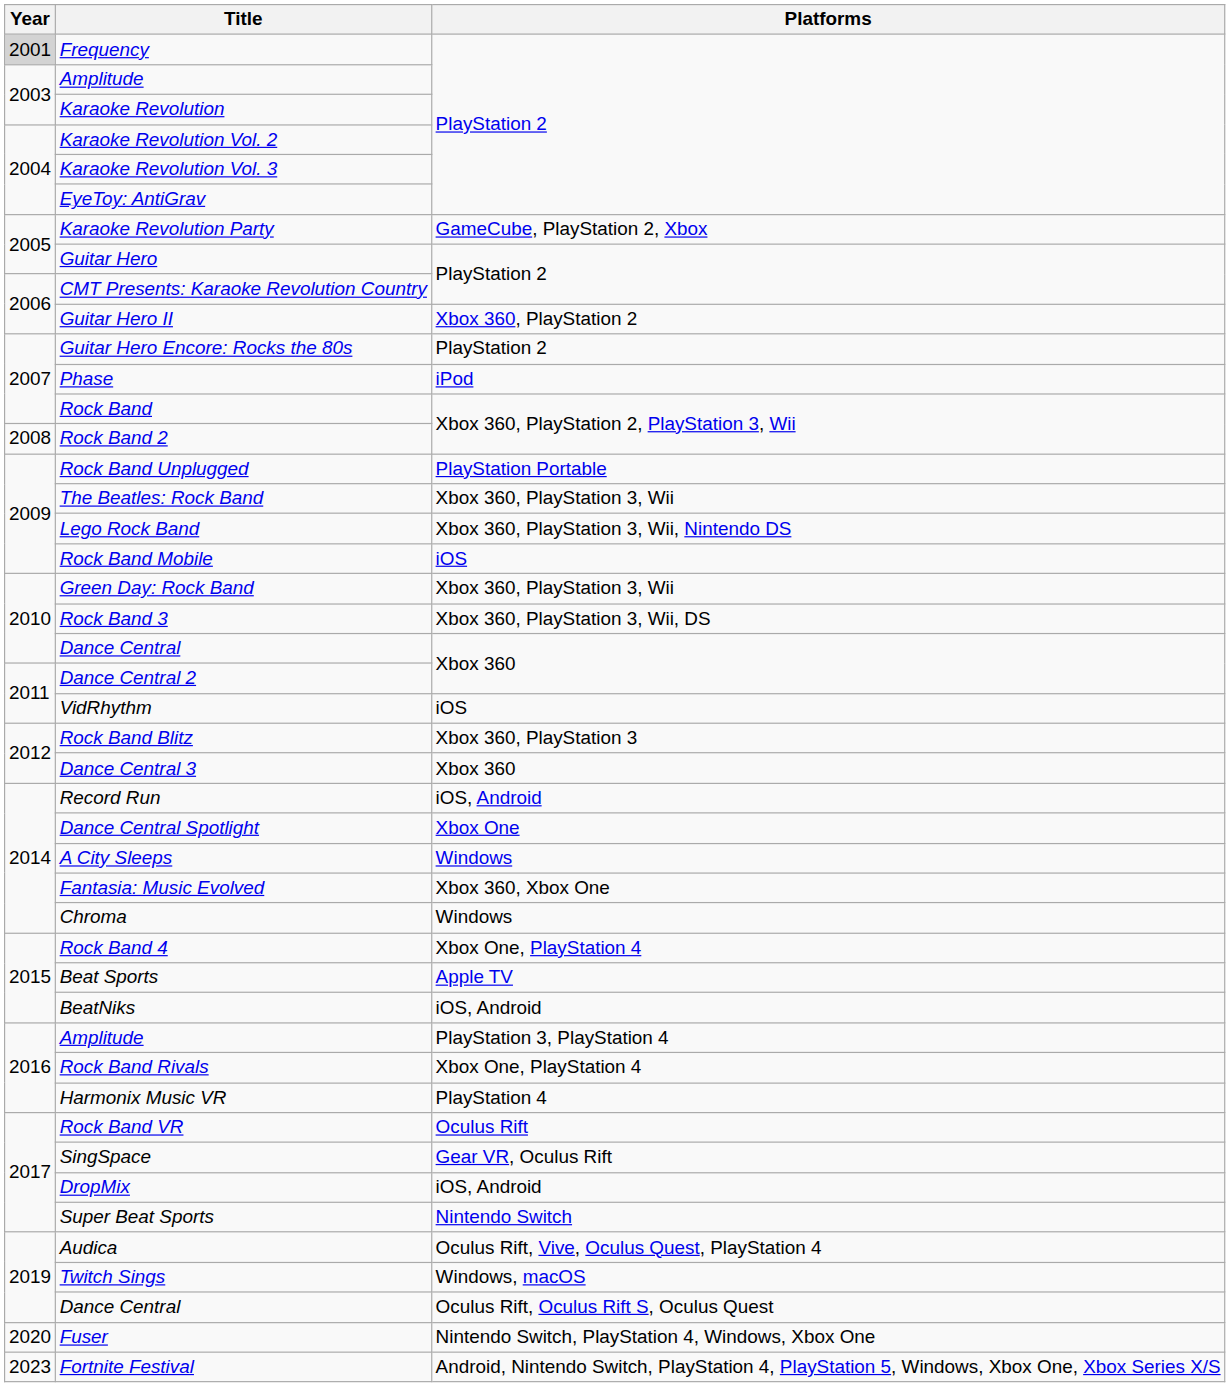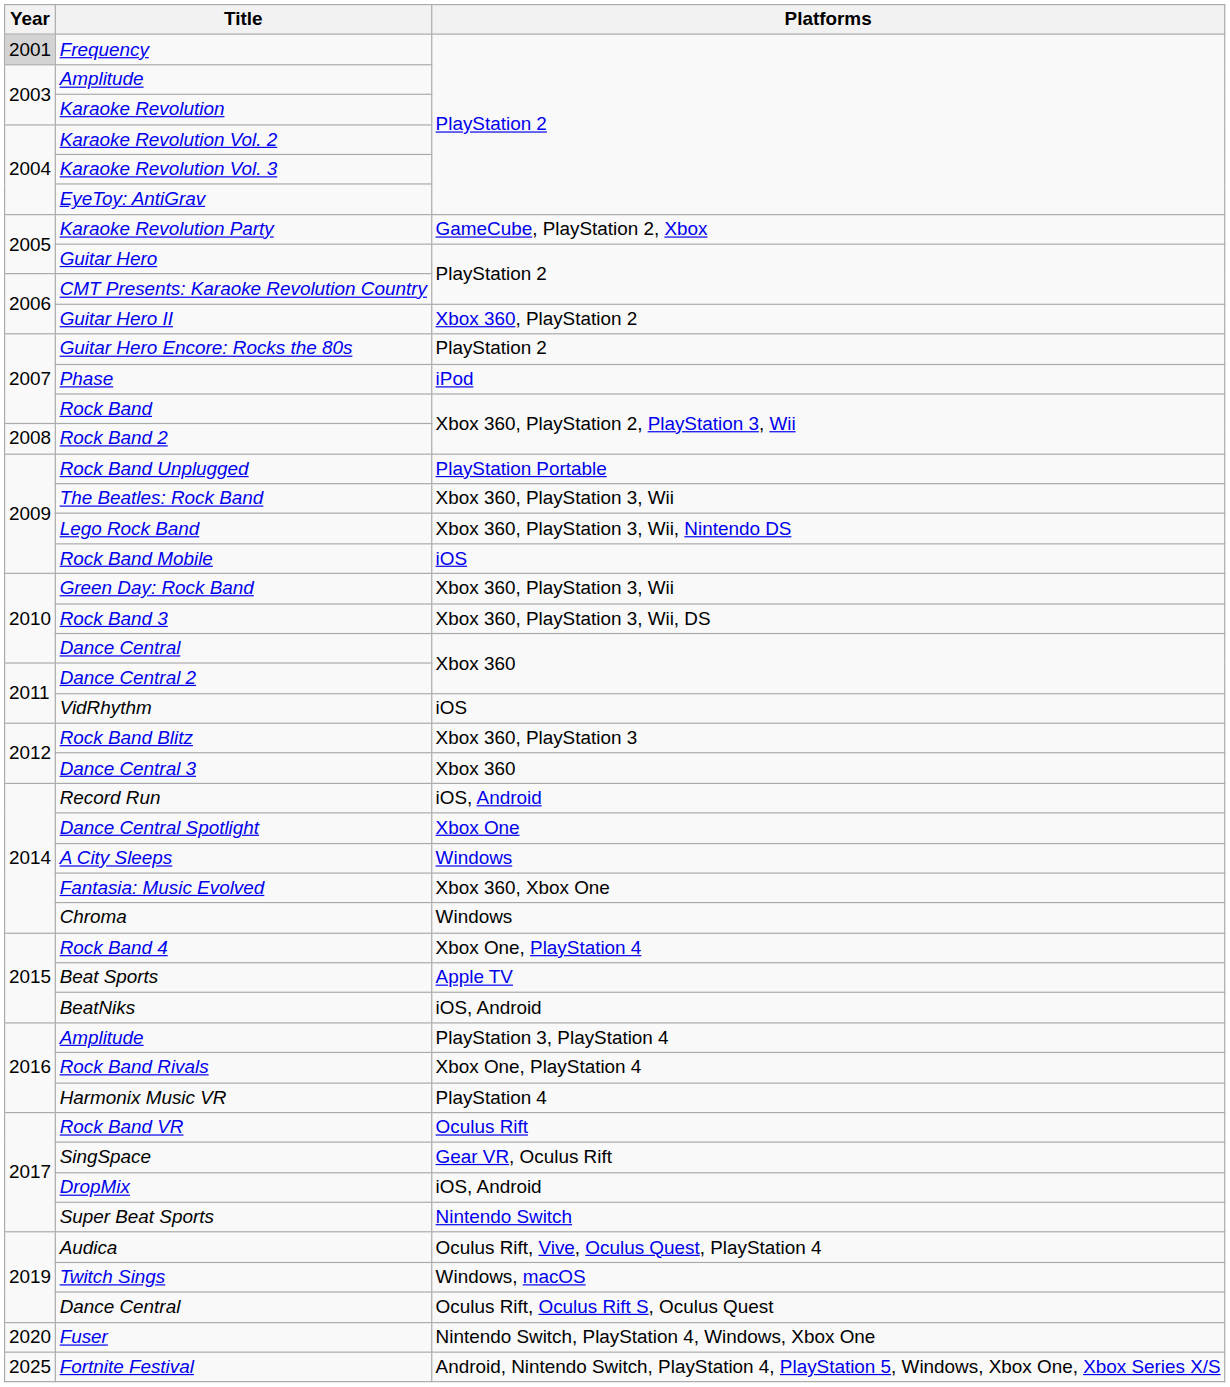(30, 1366) 2023 -> (30, 1366) 2025
